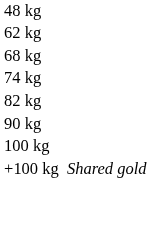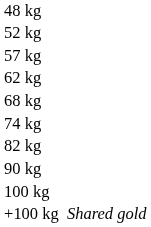+ row: (23, 33)
+ row: (23, 55)
